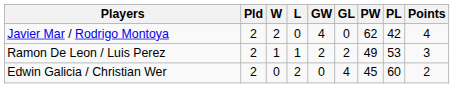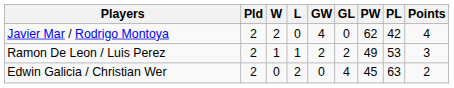(394, 72) 60 -> (394, 72) 63
